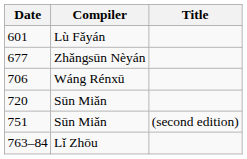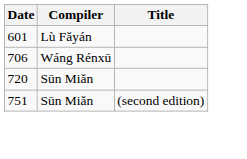- row: (18, 57)
- row: (28, 143)
